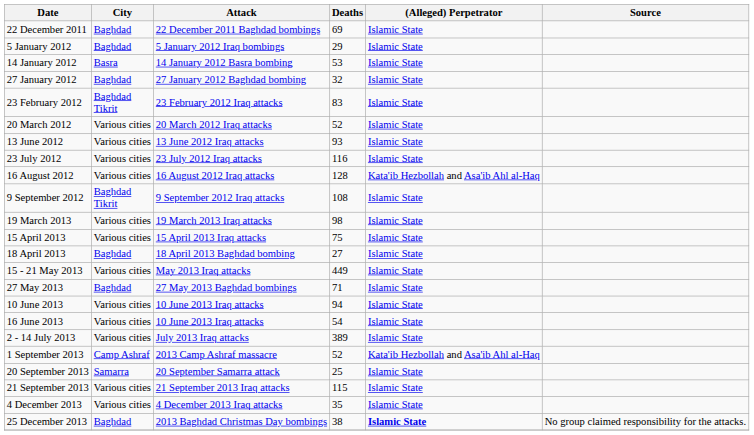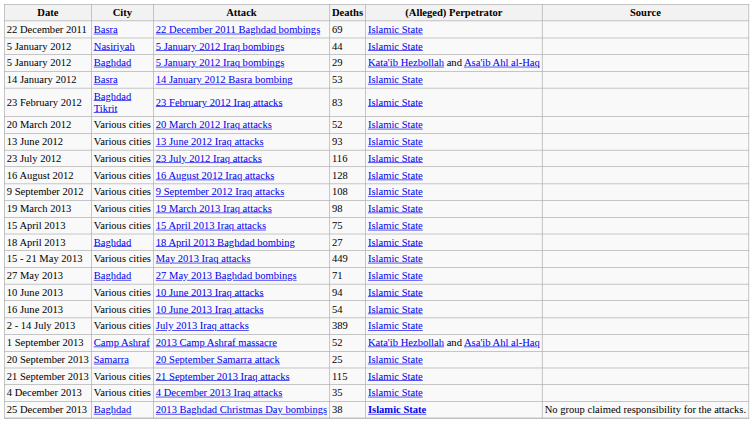(113, 29) Baghdad -> (106, 29) Basra
+ row: (39, 46)
(395, 46) Islamic State -> (454, 63) Kata'ib Hezbollah and Asa'ib Ahl al-Haq
- row: (42, 79)
(454, 175) Kata'ib Hezbollah and Asa'ib Ahl al-Haq -> (395, 175) Islamic State
(113, 198) Baghdad Tikrit -> (122, 192) Various cities
